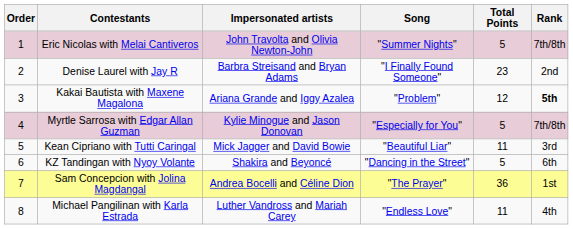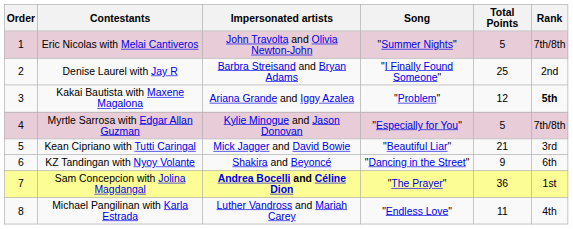(502, 72) 23 -> (502, 72) 25
(502, 147) 11 -> (502, 147) 21
(502, 163) 5 -> (502, 163) 9
(282, 184) normal -> (282, 184) bold
